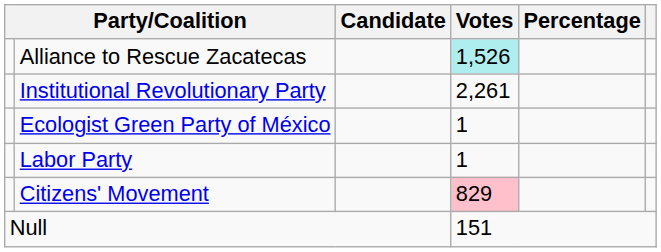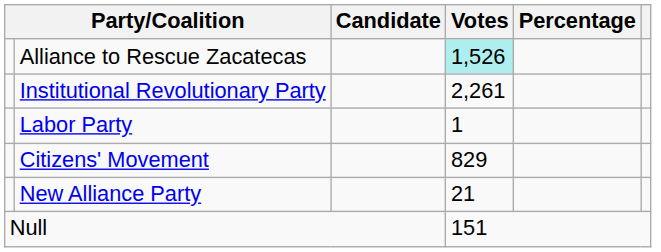- row: (175, 125)
(474, 194) pink background -> (469, 159) no background
+ row: (110, 194)
